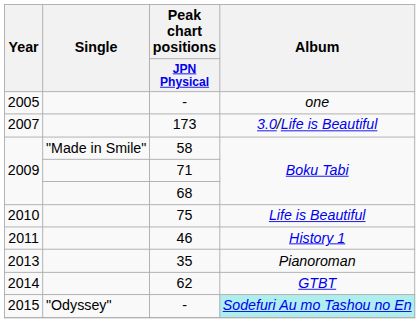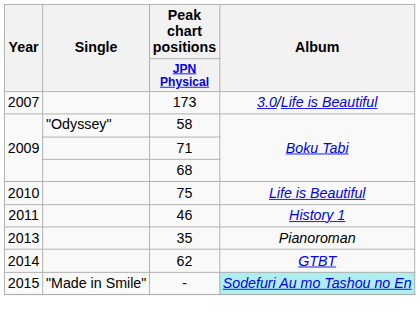- row: (24, 102)
(96, 148) "Made in Smile" -> (79, 125) "Odyssey"
(79, 306) "Odyssey" -> (96, 283) "Made in Smile"
